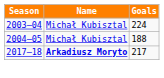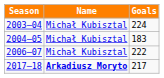(139, 39) 188 -> (139, 39) 183
+ row: (24, 53)
